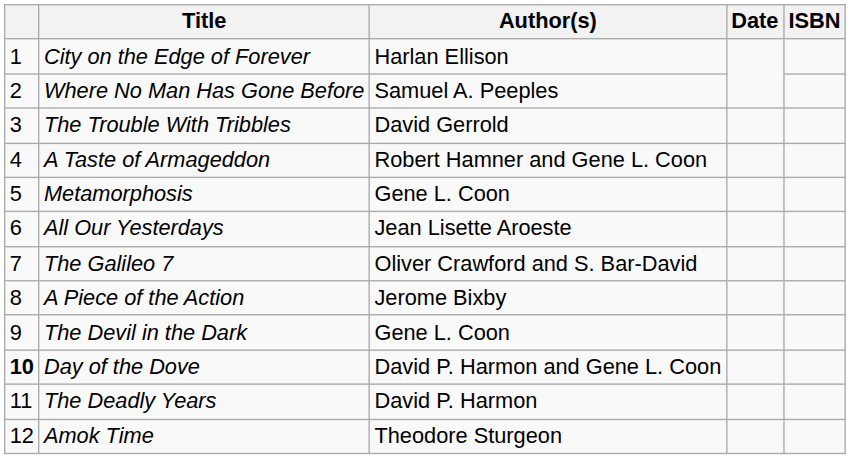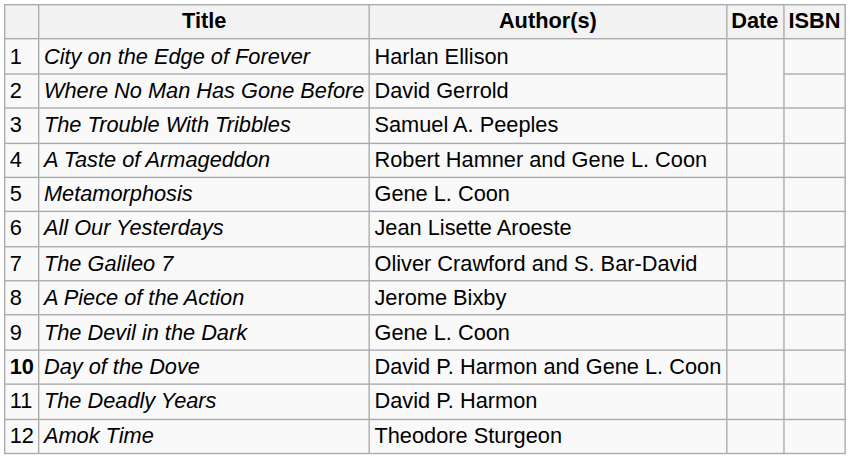(466, 90) Samuel A. Peeples -> (442, 90) David Gerrold
(442, 125) David Gerrold -> (466, 125) Samuel A. Peeples
